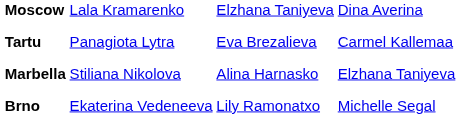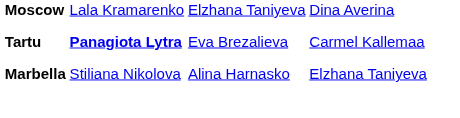(122, 41) normal -> (126, 41) bold
- row: (22, 105)
